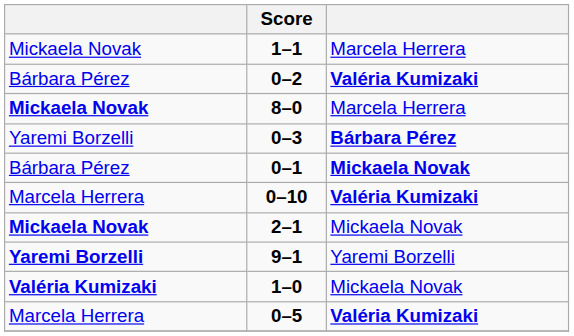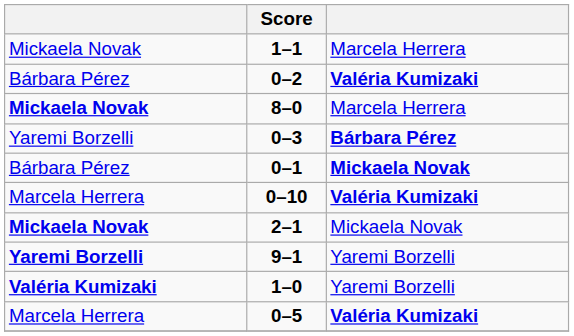(396, 286) Mickaela Novak -> (393, 286) Yaremi Borzelli
